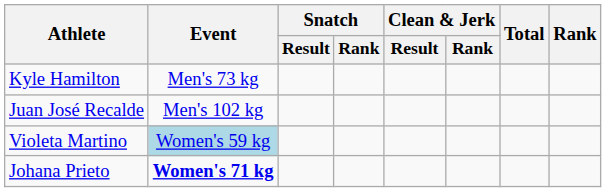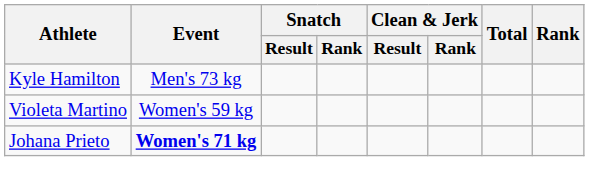- row: (77, 110)
(213, 141) lightblue background -> (196, 110) no background
